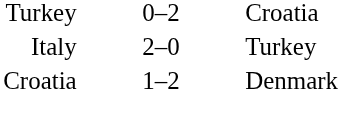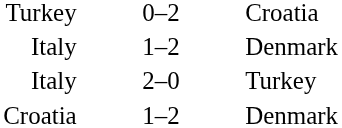+ row: (54, 46)
